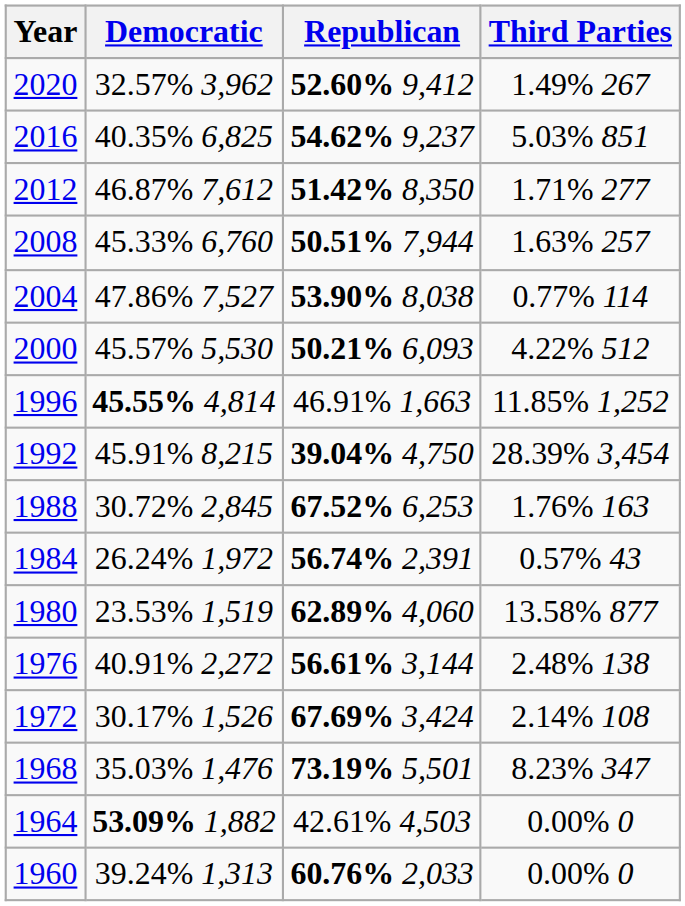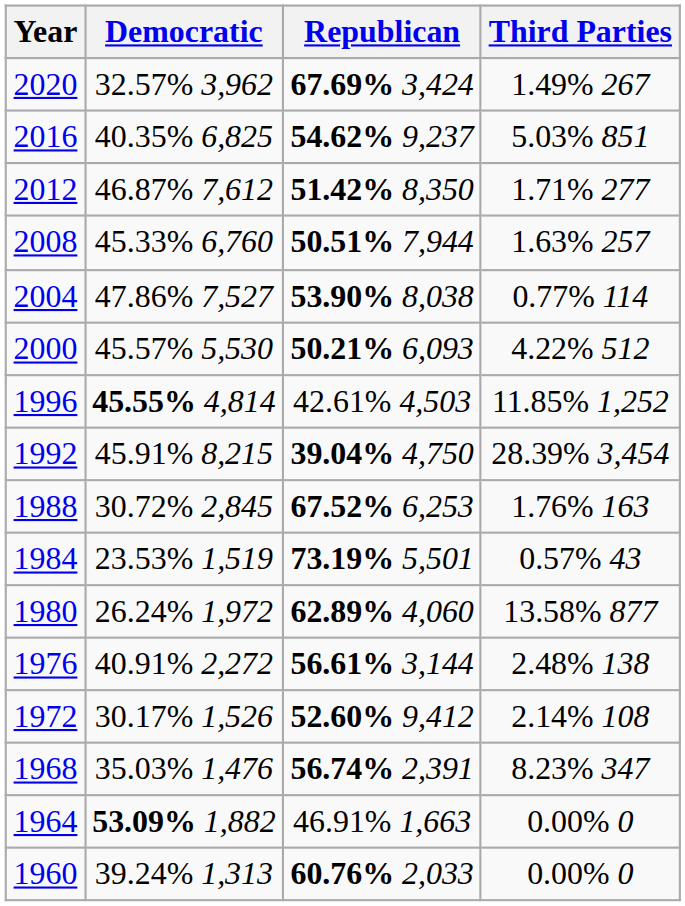(382, 84) 52.60% 9,412 -> (382, 84) 67.69% 3,424
(382, 400) 46.91% 1,663 -> (382, 400) 42.61% 4,503
(184, 558) 26.24% 1,972 -> (184, 558) 23.53% 1,519
(382, 558) 56.74% 2,391 -> (382, 558) 73.19% 5,501
(184, 610) 23.53% 1,519 -> (184, 610) 26.24% 1,972
(382, 715) 67.69% 3,424 -> (382, 715) 52.60% 9,412
(382, 768) 73.19% 5,501 -> (382, 768) 56.74% 2,391
(382, 821) 42.61% 4,503 -> (382, 821) 46.91% 1,663
